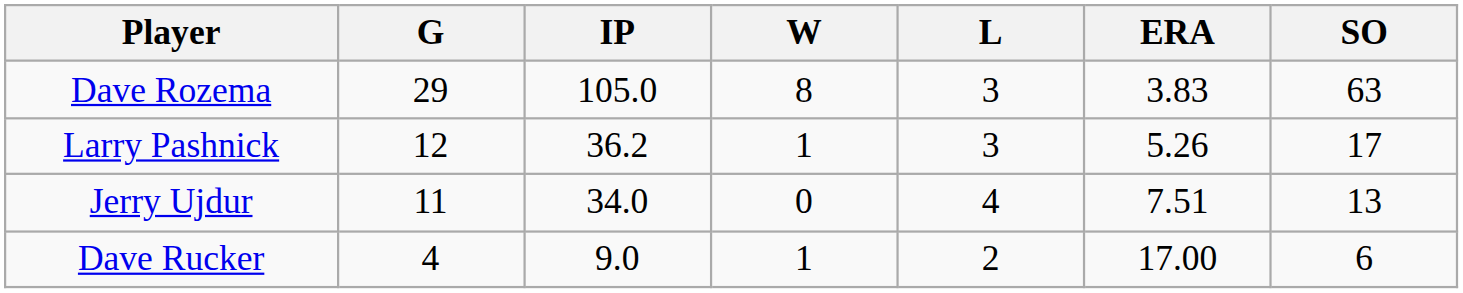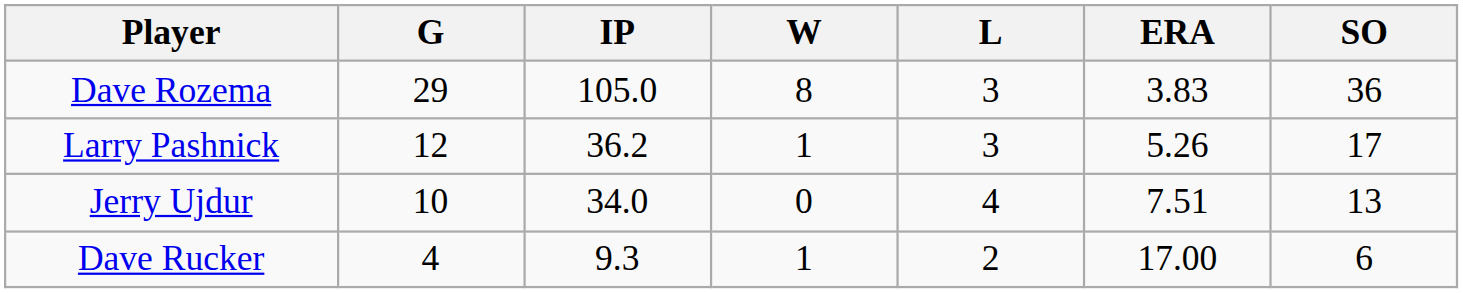(1364, 88) 63 -> (1364, 88) 36
(430, 201) 11 -> (430, 201) 10
(617, 257) 9.0 -> (617, 257) 9.3
